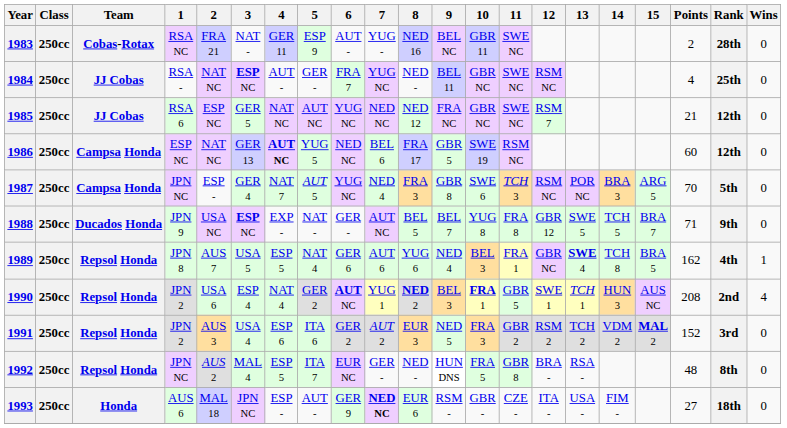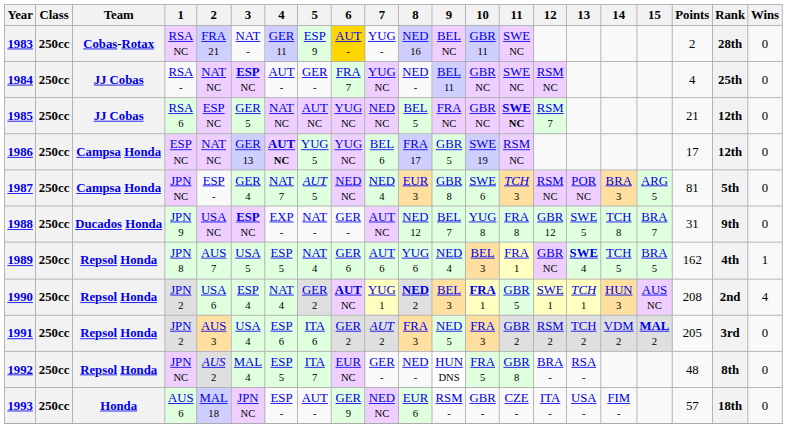(348, 43) no background -> (348, 43) gold background
(415, 116) NED 12 -> (415, 116) BEL 5
(516, 116) normal -> (517, 116) bold
(348, 152) NED NC -> (348, 152) YUG NC
(691, 152) 60 -> (692, 152) 17
(348, 188) YUG NC -> (348, 188) NED NC
(415, 188) FRA 3 -> (415, 188) EUR 3
(691, 188) 70 -> (692, 188) 81
(415, 224) BEL 5 -> (415, 224) NED 12
(617, 224) TCH 5 -> (619, 224) TCH 8
(691, 224) 71 -> (692, 224) 31
(617, 260) TCH 8 -> (619, 260) TCH 5
(415, 333) EUR 3 -> (415, 333) FRA 3
(691, 333) 152 -> (692, 333) 205
(382, 405) bold -> (382, 405) normal
(691, 405) 27 -> (692, 405) 57
